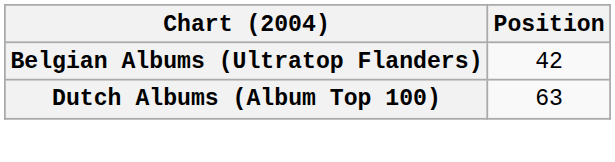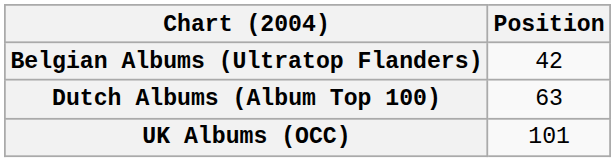+ row: (246, 137)
